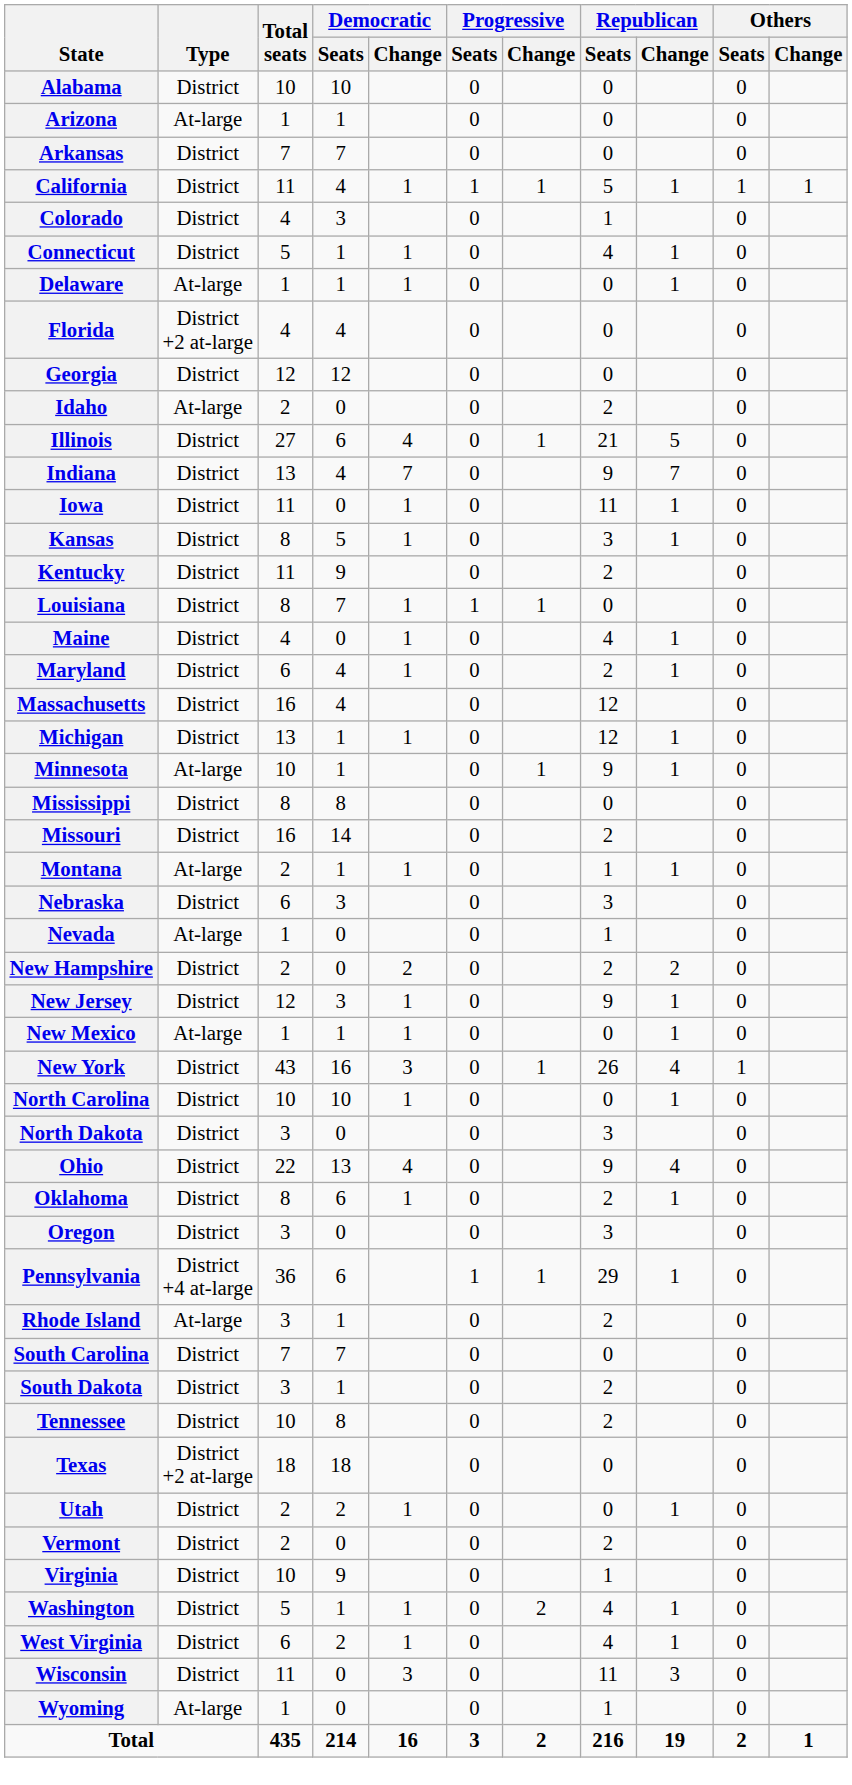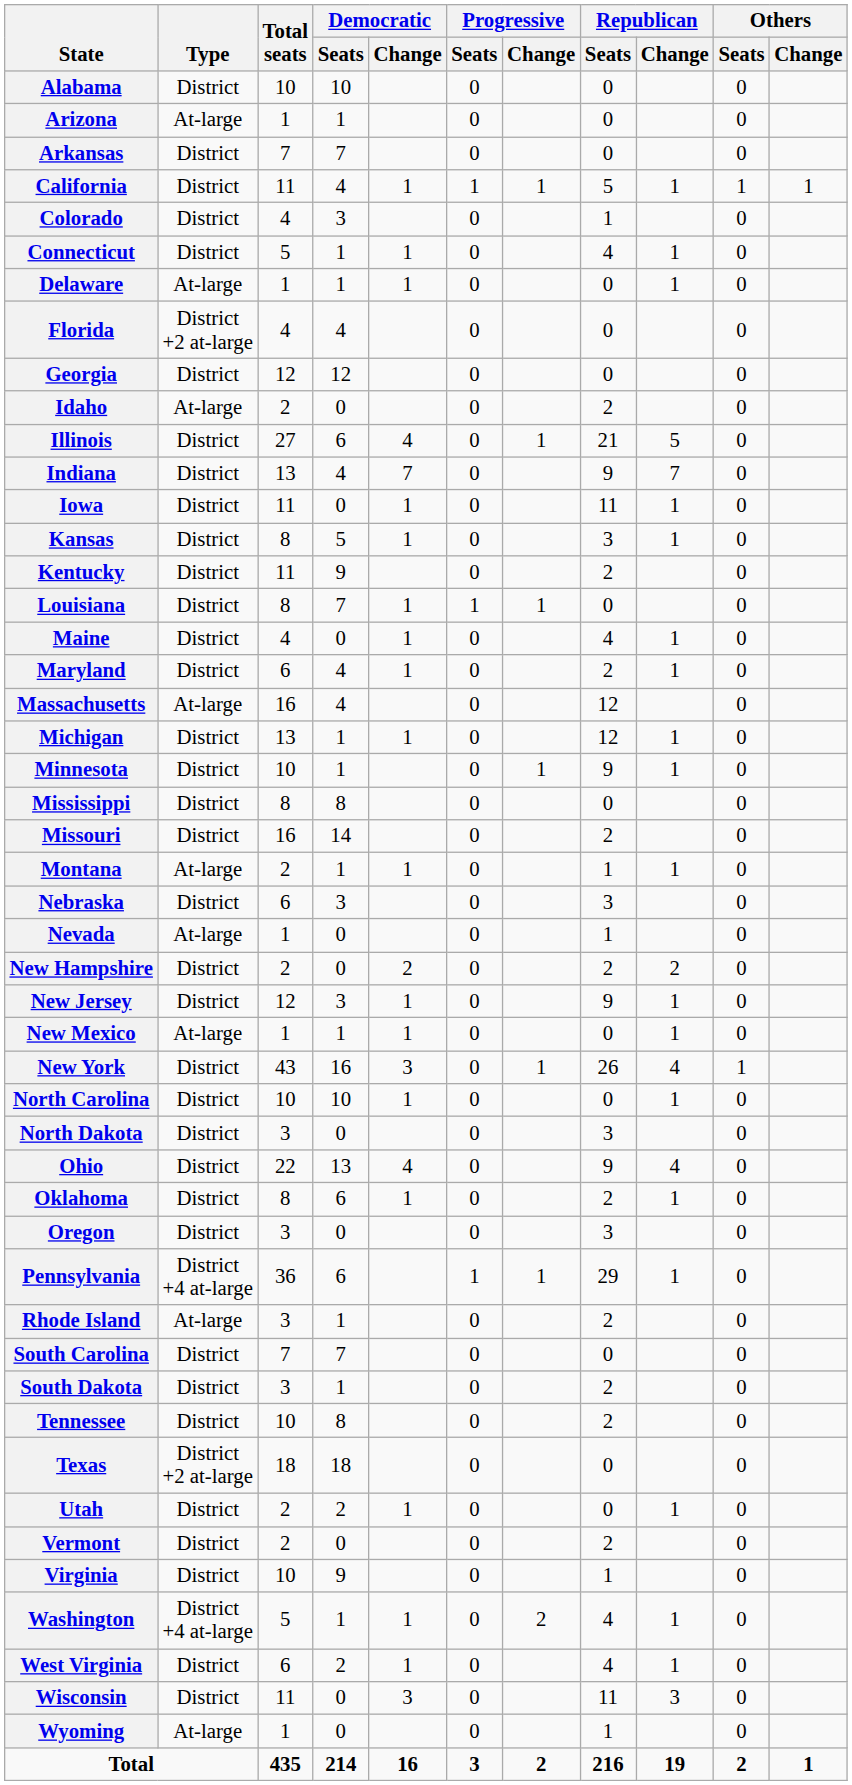(208, 704) District -> (208, 704) At-large
(208, 770) At-large -> (208, 770) District
(208, 1608) District -> (208, 1620) District +4 at-large
